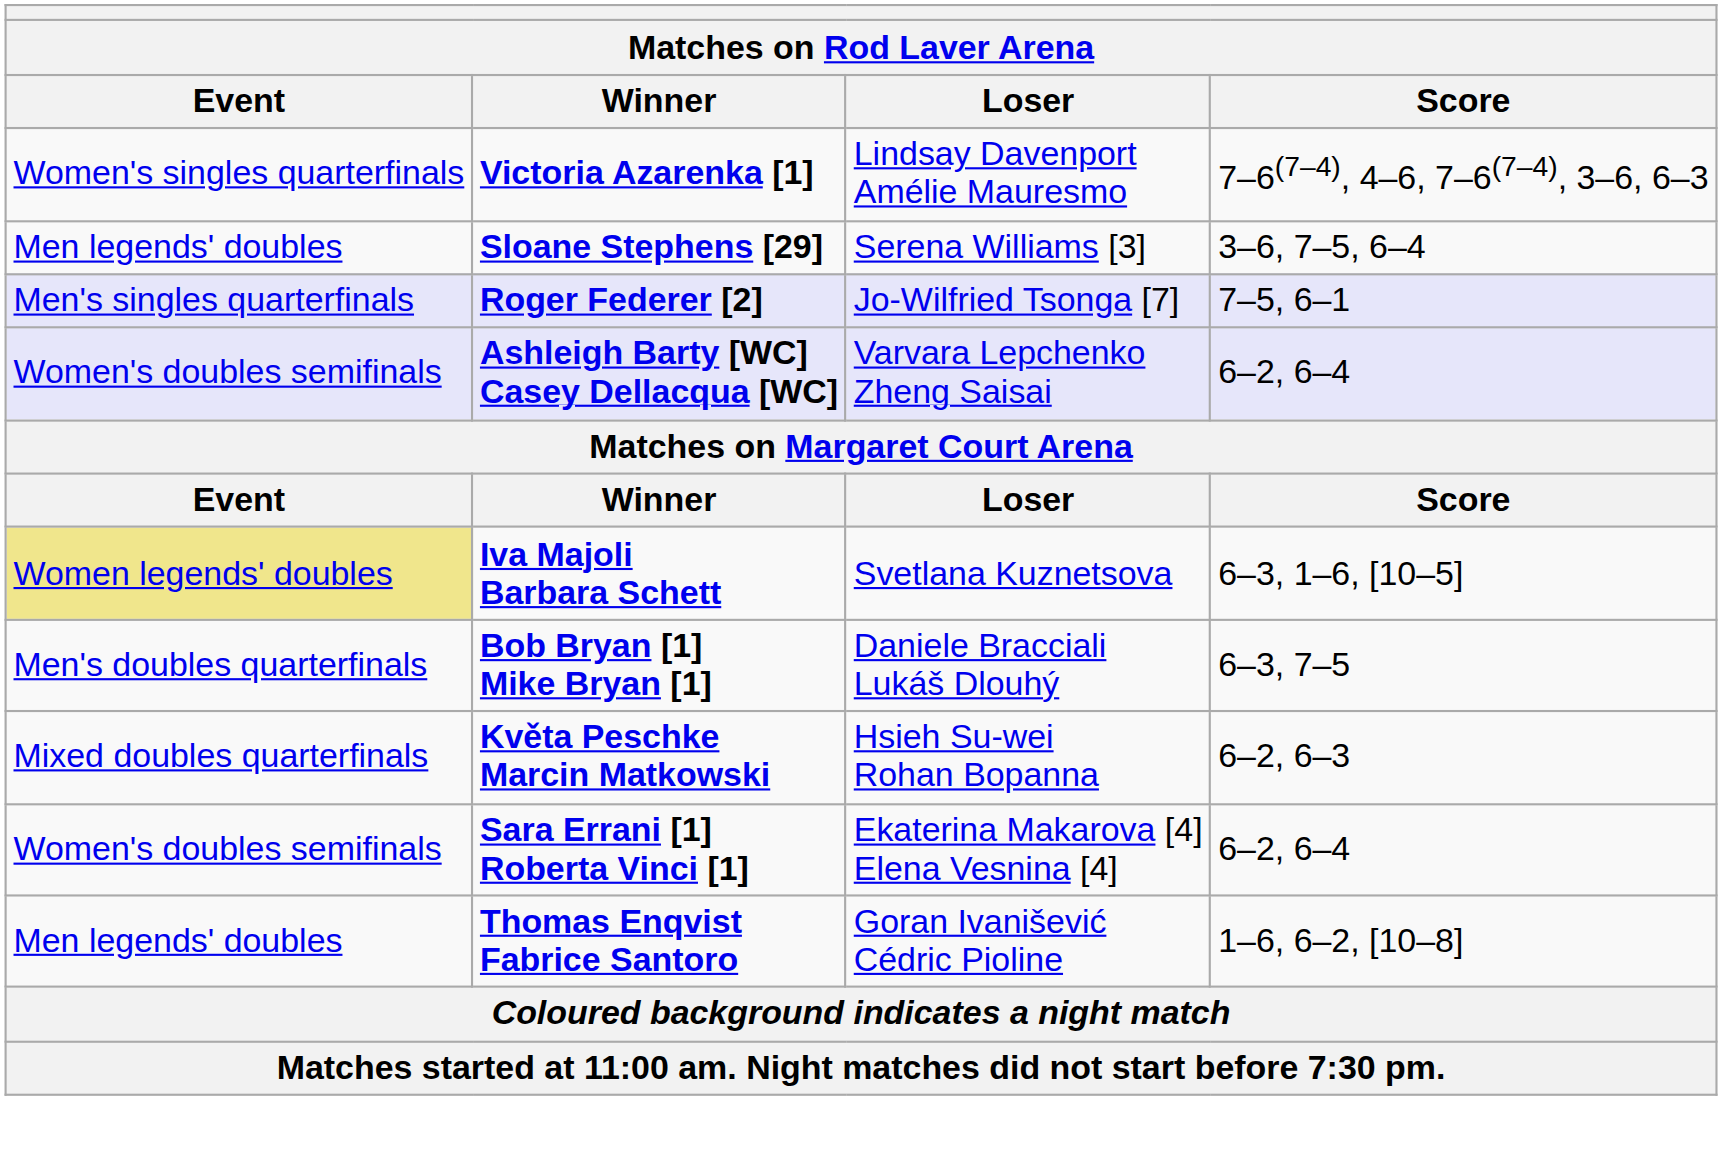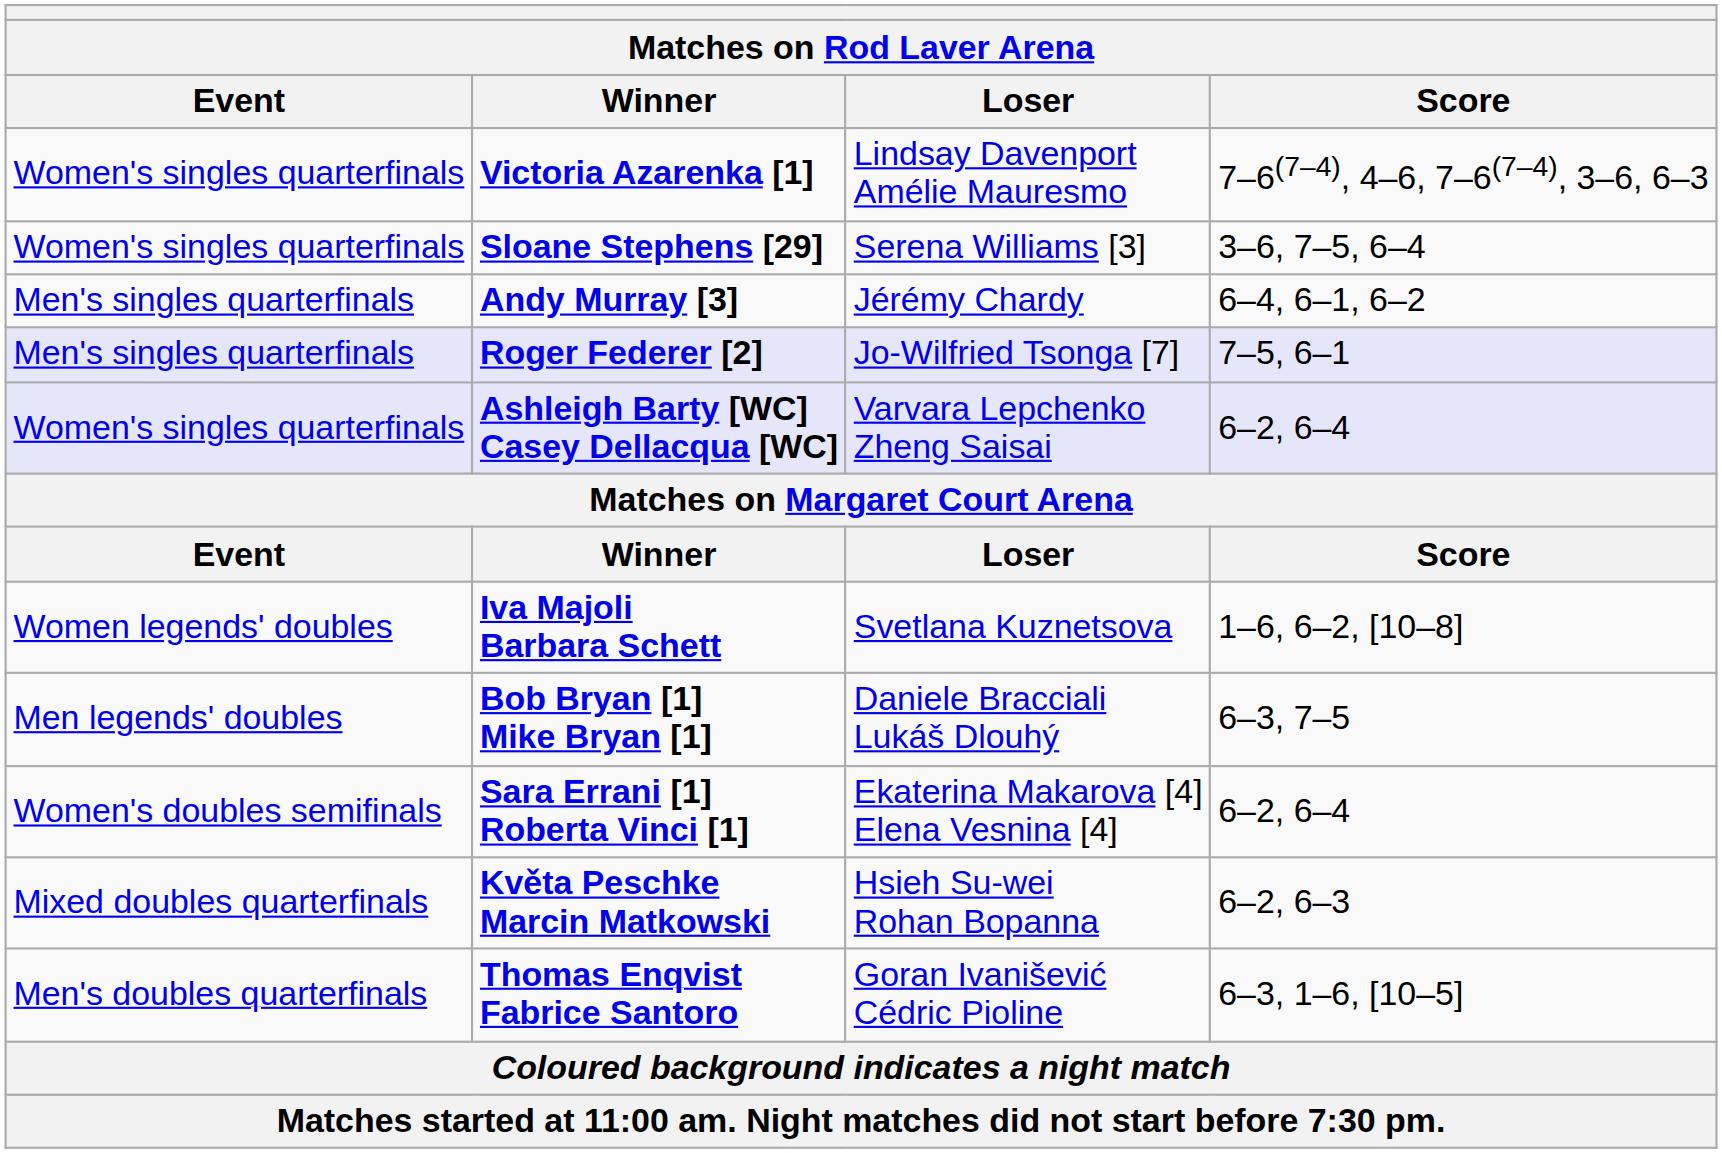(178, 246) Men legends' doubles -> (239, 246) Women's singles quarterfinals
+ row: (609, 300)
(228, 373) Women's doubles semifinals -> (239, 427) Women's singles quarterfinals
(203, 572) khaki background -> (203, 626) no background
(1341, 572) 6–3, 1–6, [10–5] -> (1341, 626) 1–6, 6–2, [10–8]
(220, 664) Men's doubles quarterfinals -> (178, 718) Men legends' doubles
rows swapped: (625, 756) <-> (614, 848)
(178, 940) Men legends' doubles -> (220, 994) Men's doubles quarterfinals
(1341, 940) 1–6, 6–2, [10–8] -> (1341, 994) 6–3, 1–6, [10–5]
